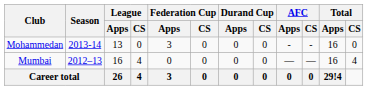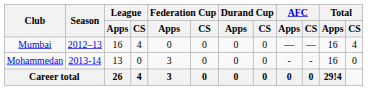rows swapped: (35, 61) <-> (35, 45)
